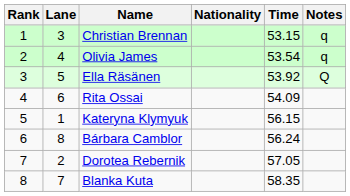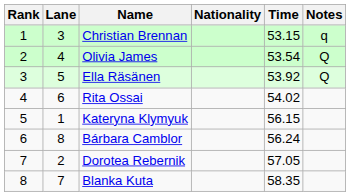(324, 56) q -> (324, 56) Q
(284, 98) 54.09 -> (284, 98) 54.02
